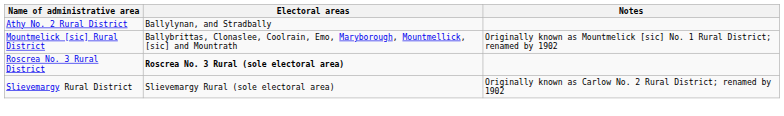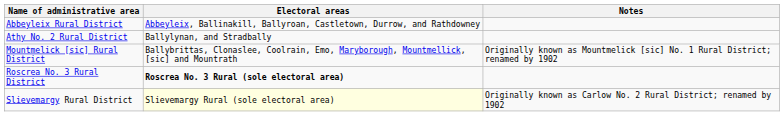+ row: (64, 24)
(240, 87) no background -> (240, 100) lightyellow background
